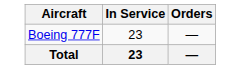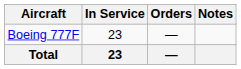+ column: (215, 14)
